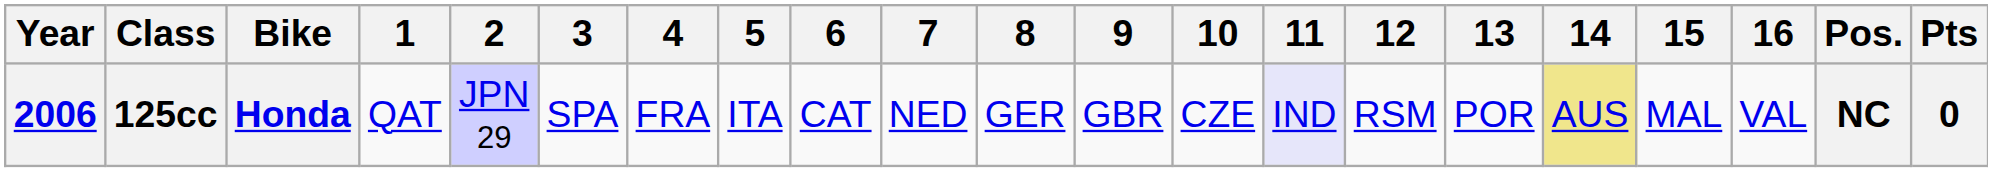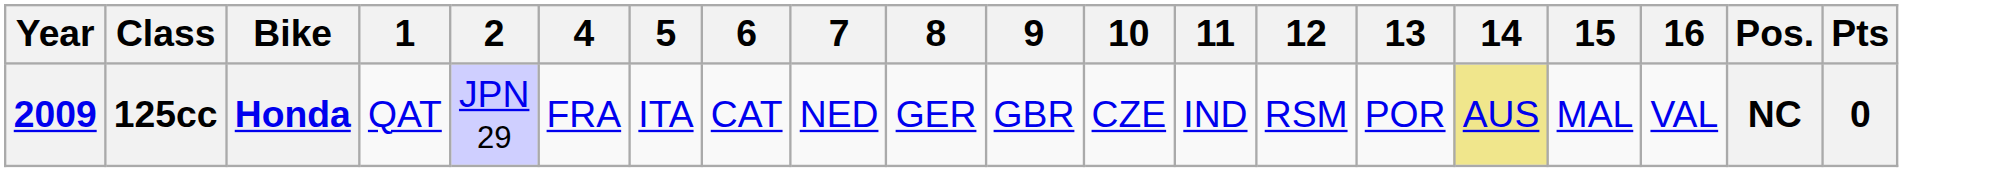- column: (582, 34)
(55, 114) 2006 -> (55, 114) 2009
(1304, 114) lavender background -> (1215, 114) no background
